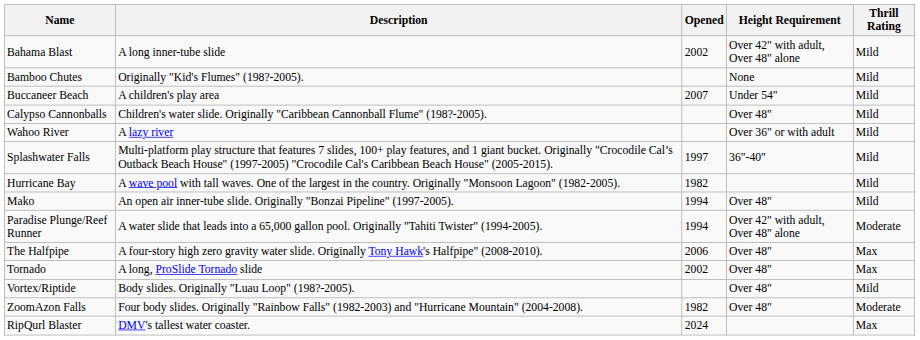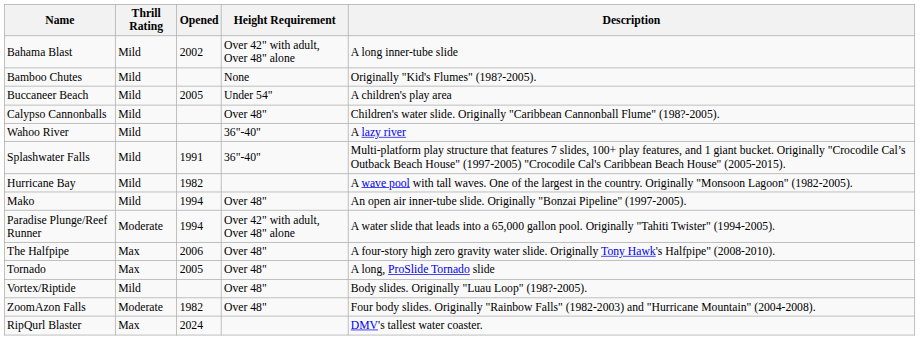columns swapped: (399, 20) <-> (884, 20)
(696, 95) 2007 -> (191, 95) 2005
(782, 132) Over 36" or with adult -> (242, 132) 36"-40"
(696, 157) 1997 -> (191, 157) 1991
(696, 270) 2002 -> (191, 270) 2005
